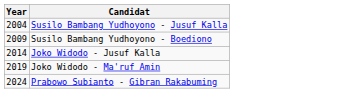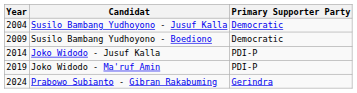+ column: (291, 11)
